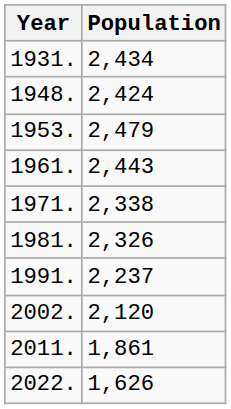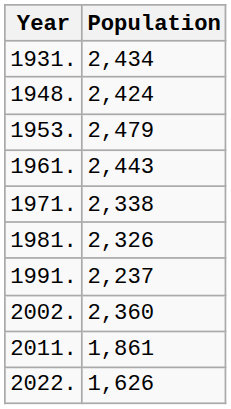(121, 313) 2,120 -> (121, 313) 2,360
